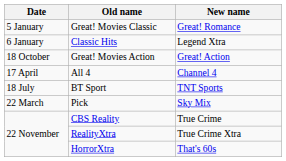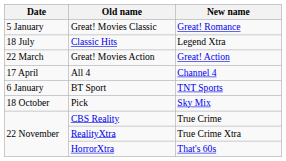(25, 42) 6 January -> (21, 42) 18 July
(28, 57) 18 October -> (25, 57) 22 March
(21, 88) 18 July -> (25, 88) 6 January
(25, 103) 22 March -> (28, 103) 18 October
